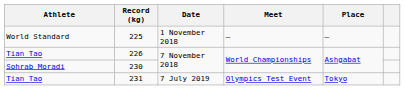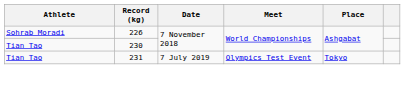- row: (136, 36)
(24, 53) Tian Tao -> (35, 32) Sohrab Moradi
(35, 66) Sohrab Moradi -> (24, 44) Tian Tao
